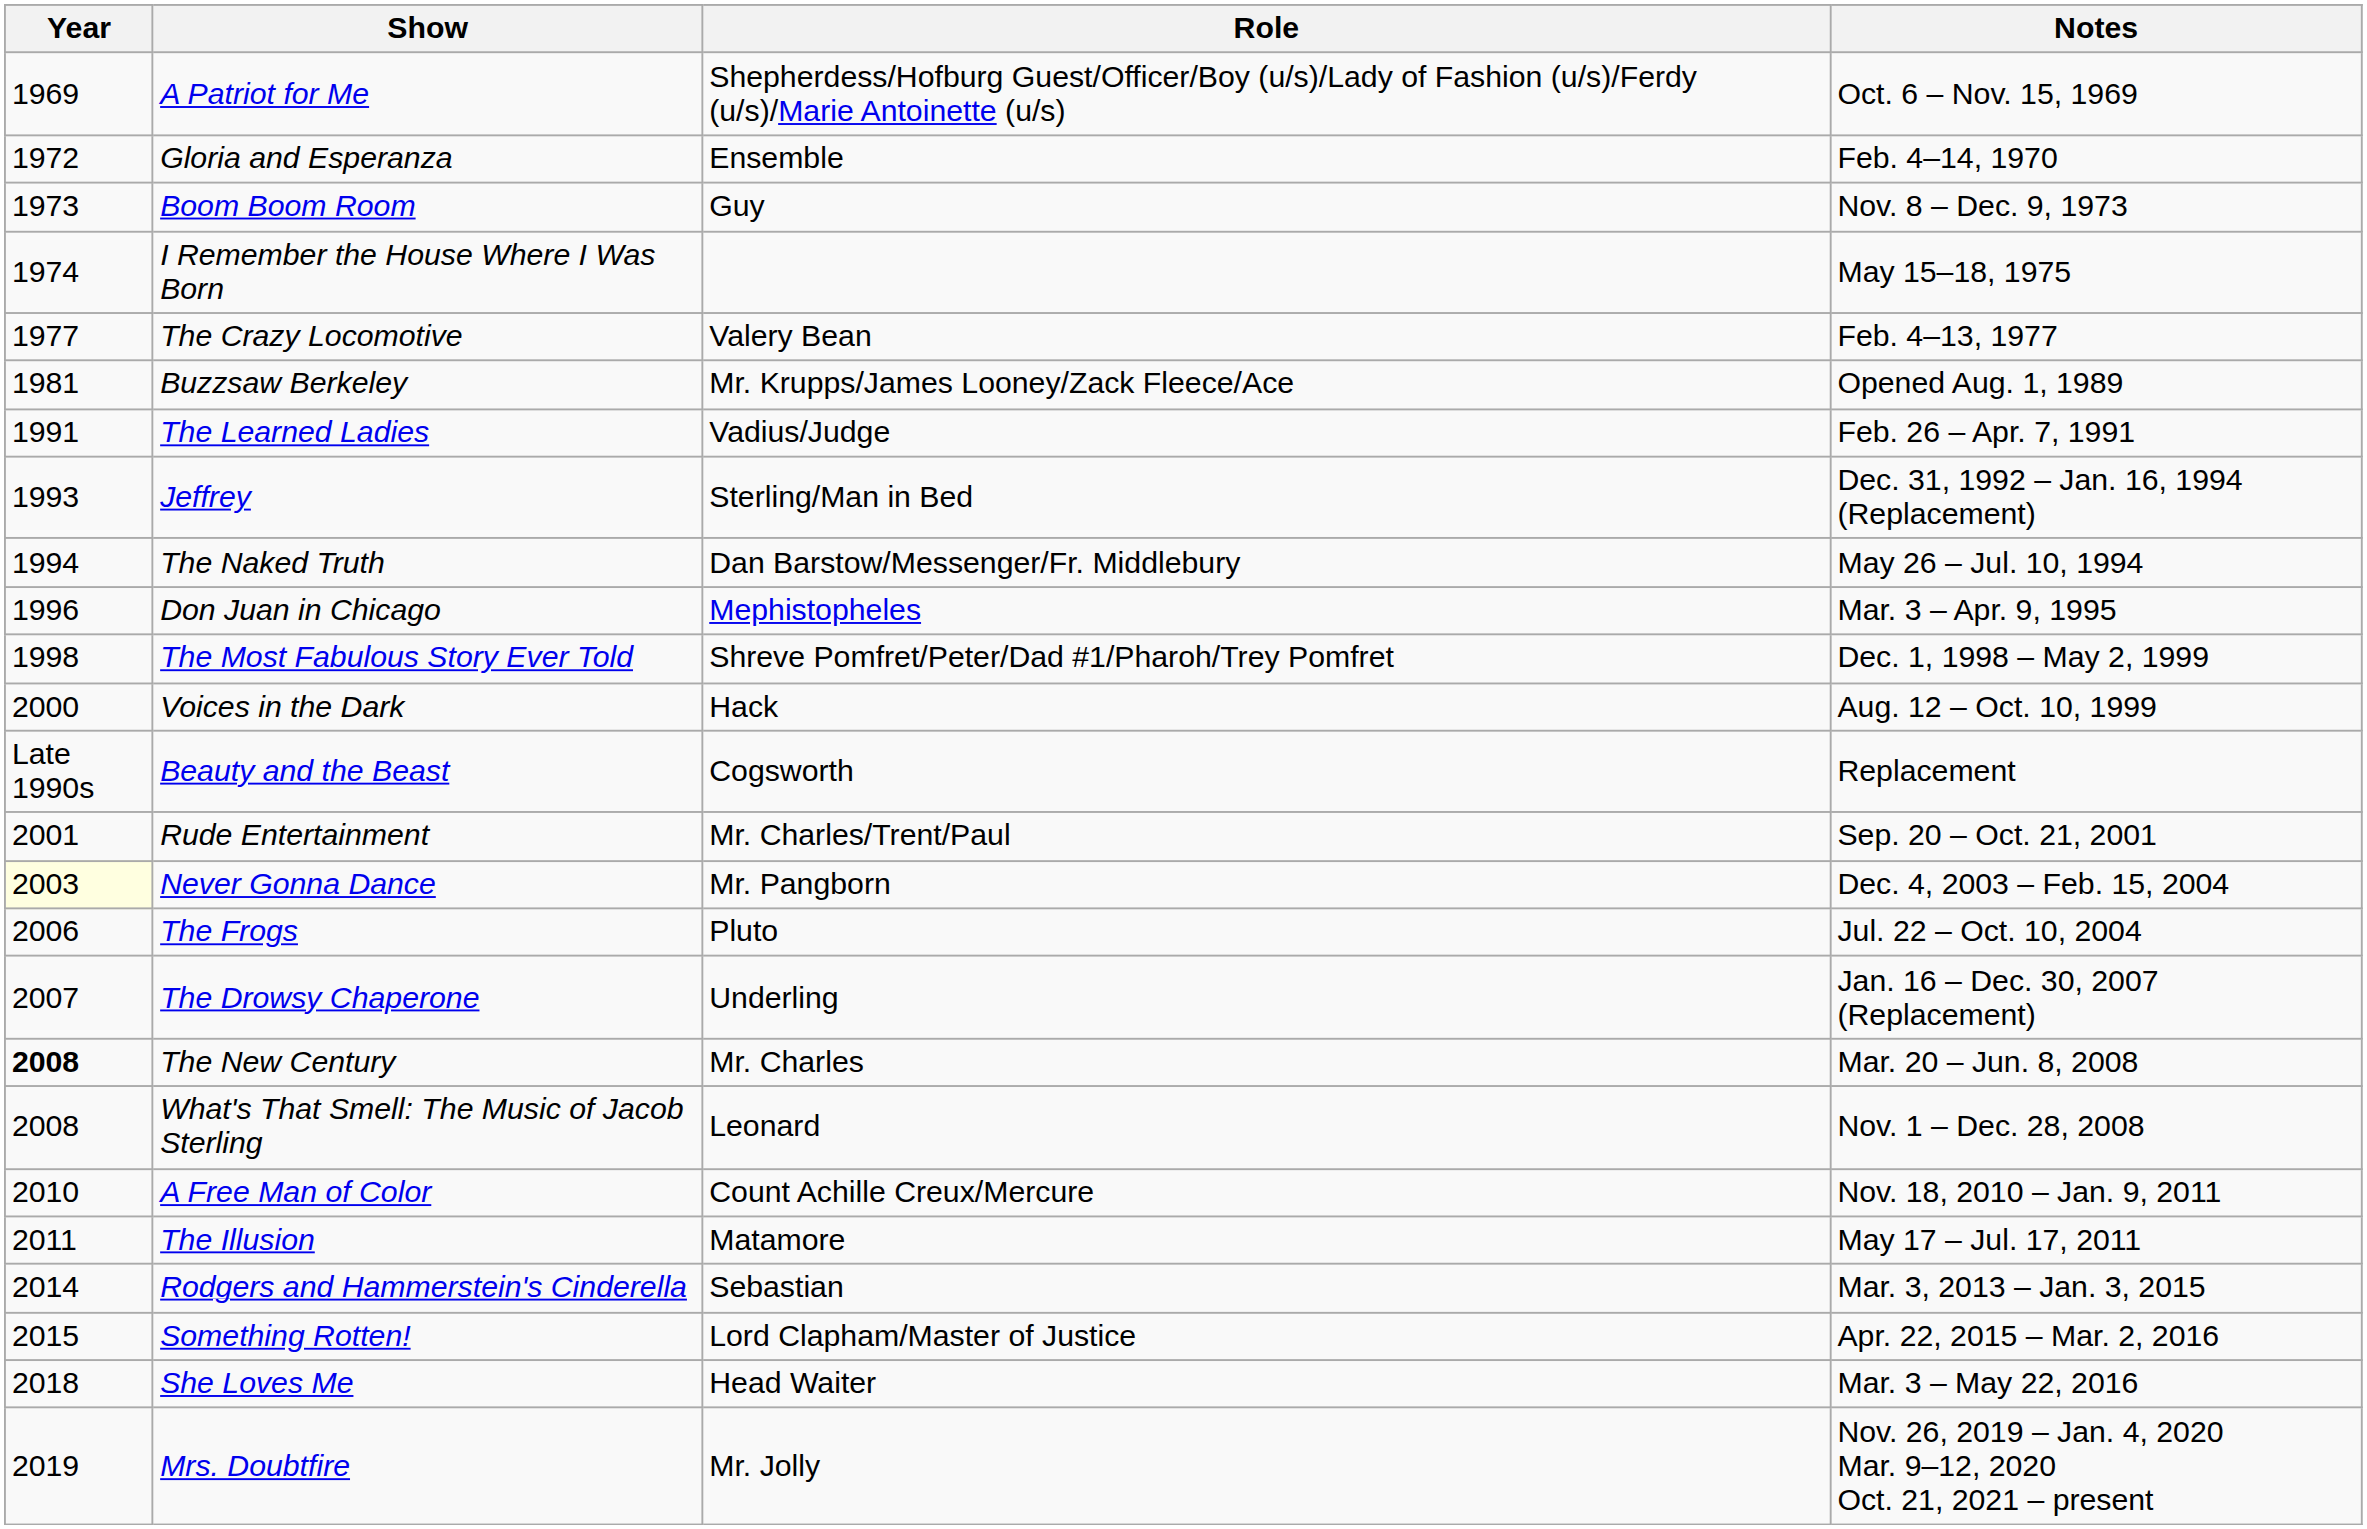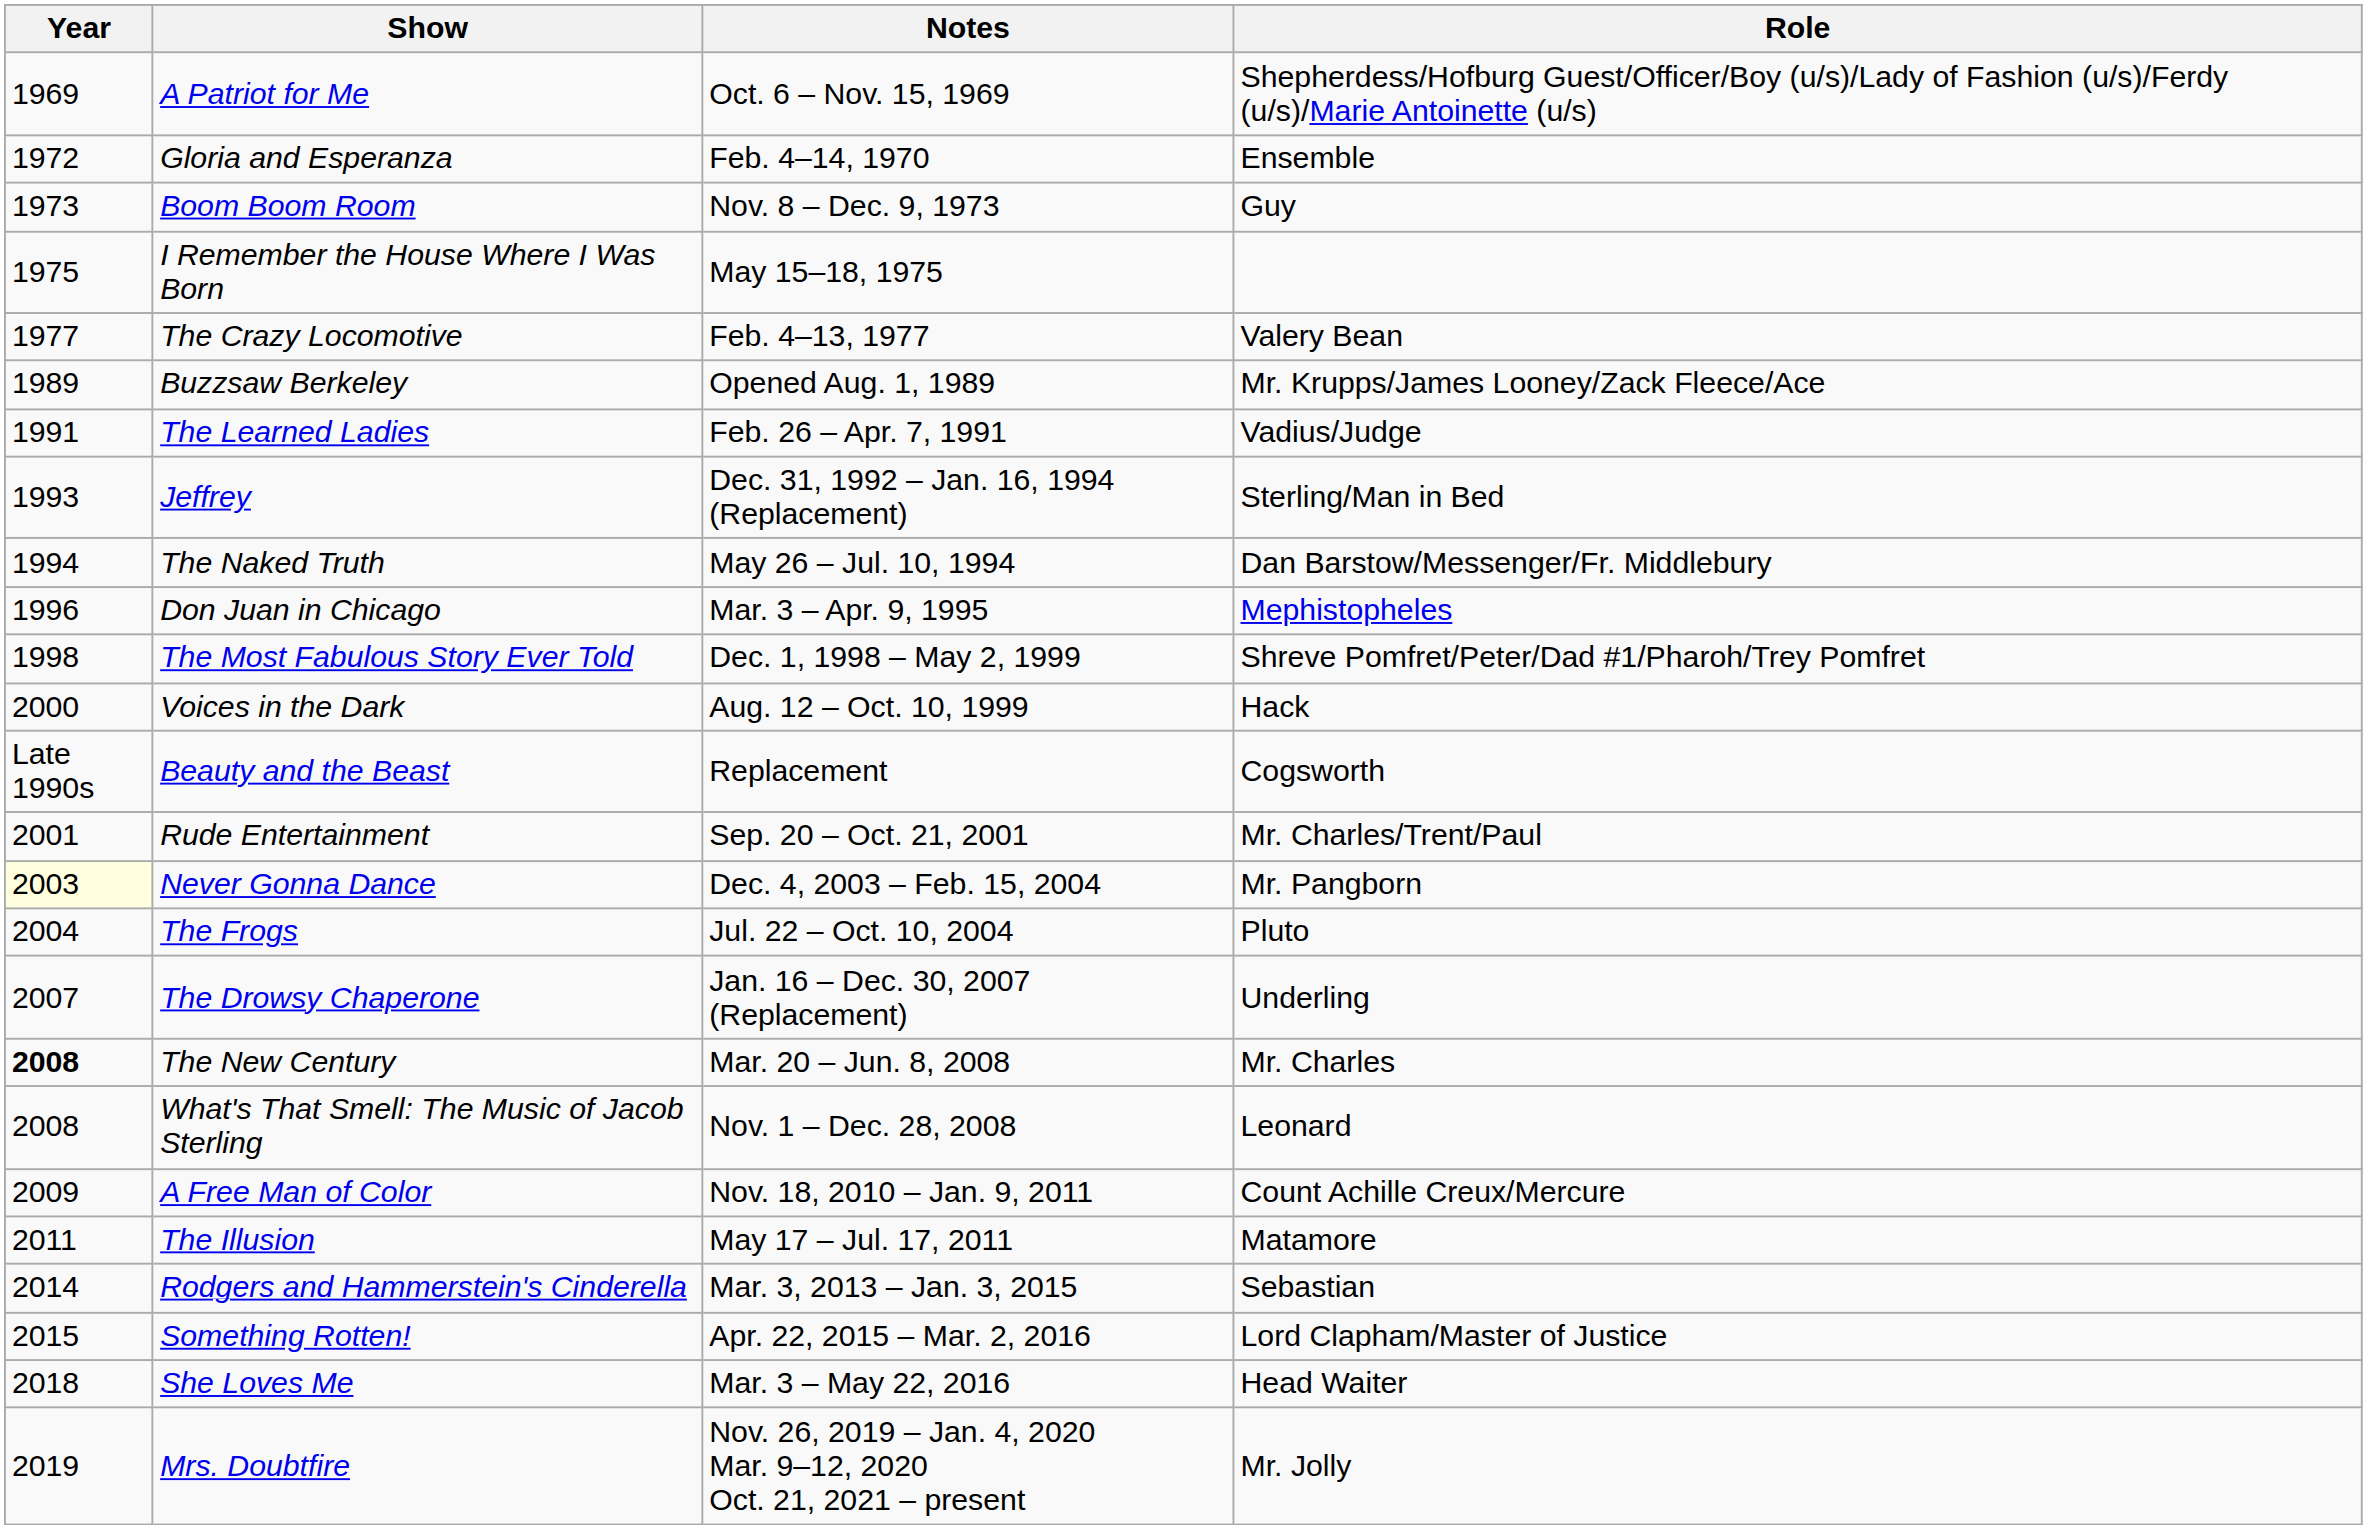columns swapped: (1266, 28) <-> (2096, 28)
(46, 271) 1974 -> (46, 271) 1975
(46, 384) 1981 -> (46, 384) 1989
(46, 931) 2006 -> (46, 931) 2004
(46, 1191) 2010 -> (46, 1191) 2009
